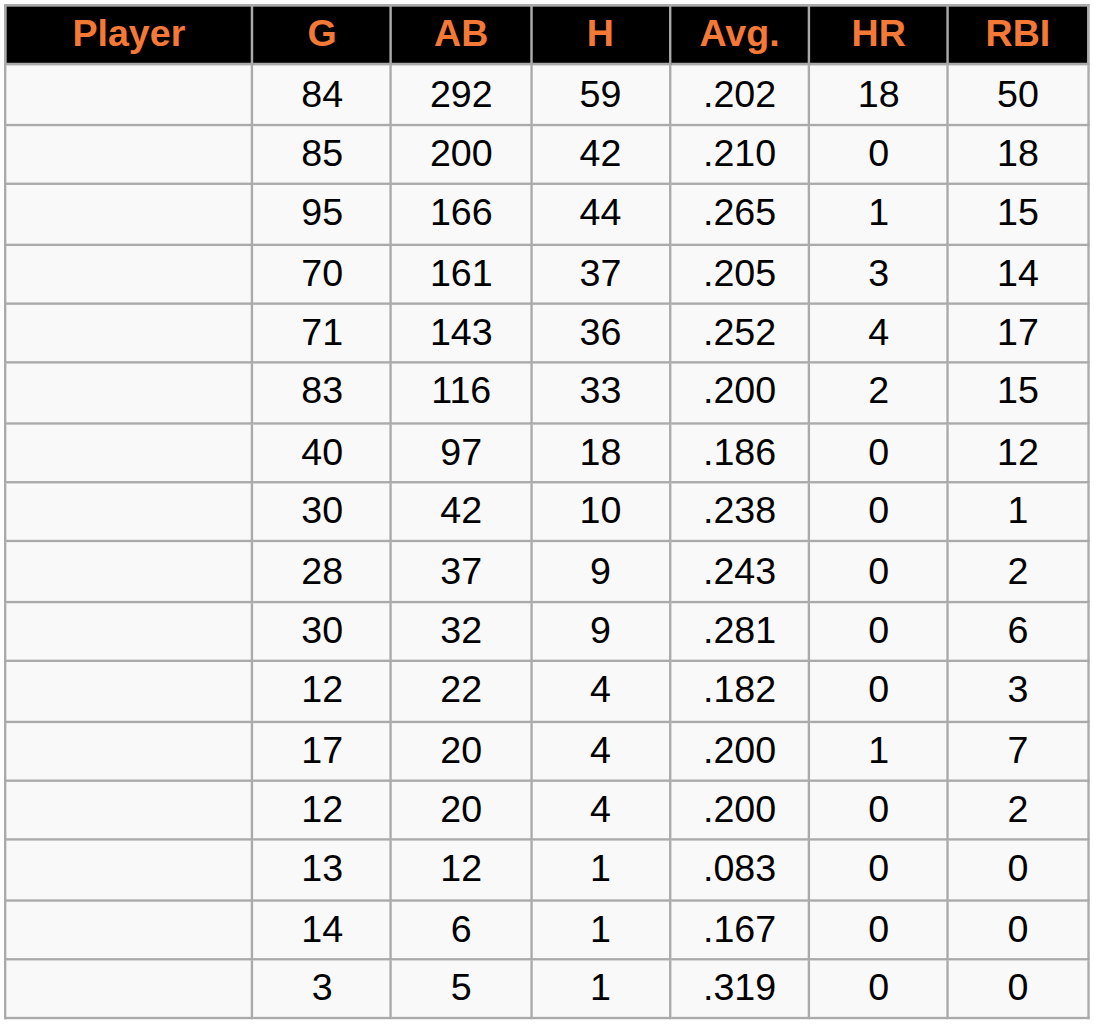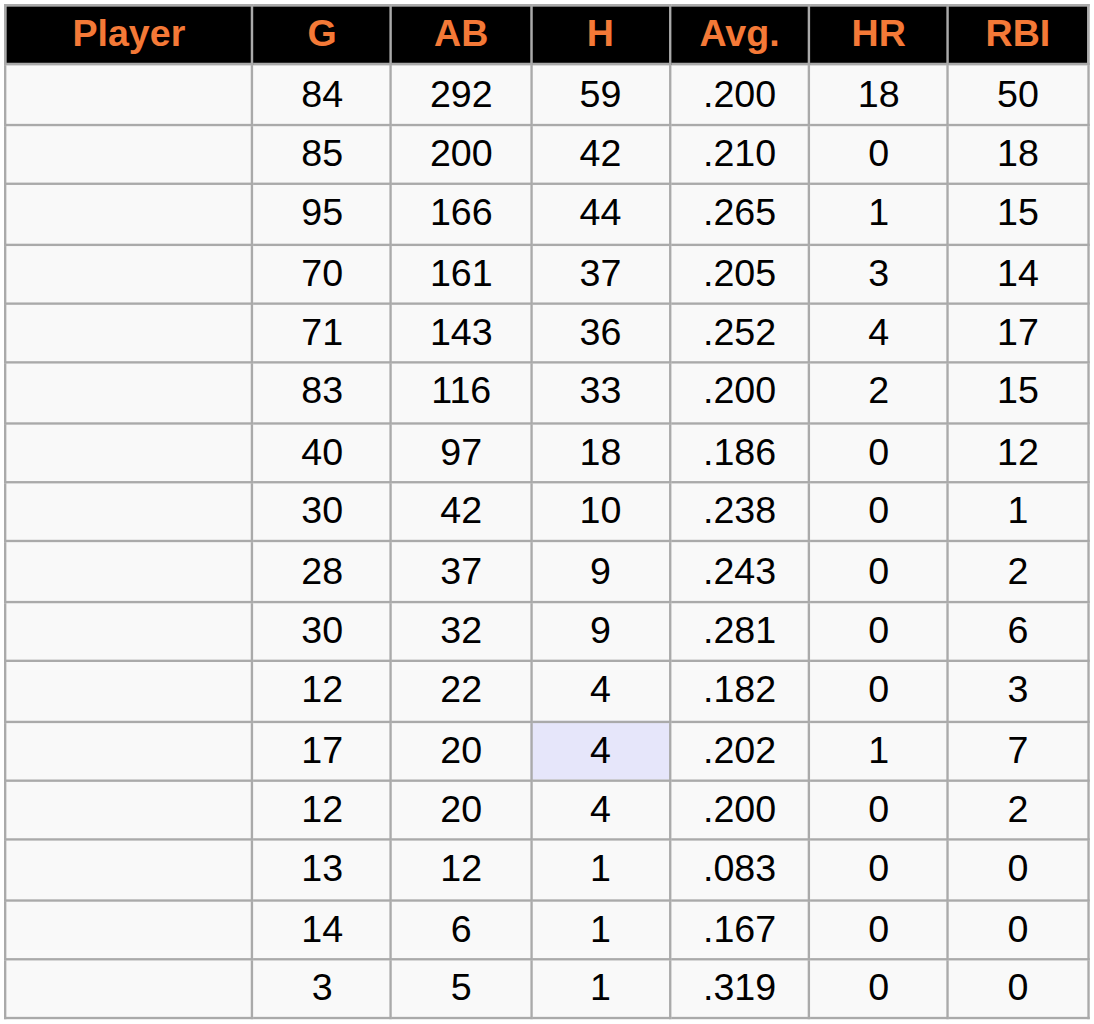(740, 93) .202 -> (740, 93) .200
(600, 749) no background -> (600, 749) lavender background
(740, 749) .200 -> (740, 749) .202
